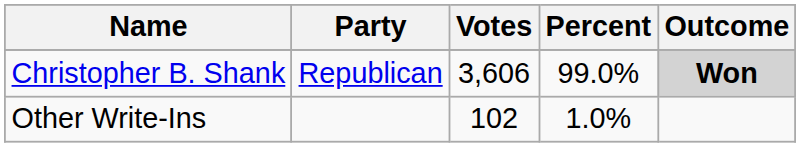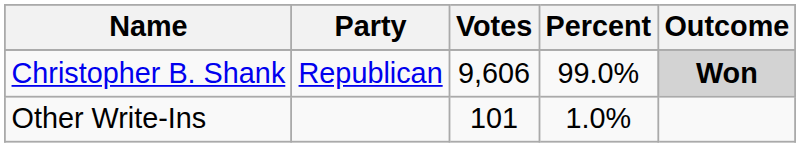(494, 73) 3,606 -> (494, 73) 9,606
(494, 118) 102 -> (494, 118) 101
